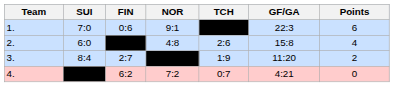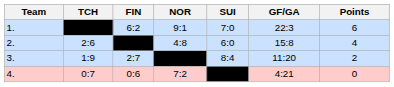columns swapped: (224, 12) <-> (84, 12)
(126, 27) 0:6 -> (133, 27) 6:2
(126, 74) 6:2 -> (133, 74) 0:6
